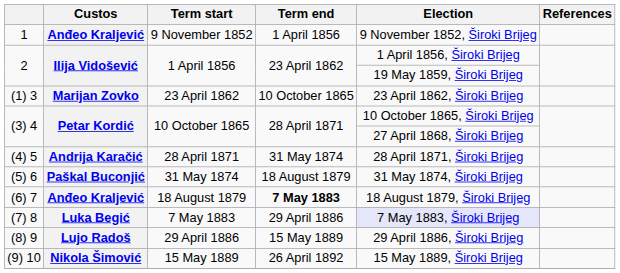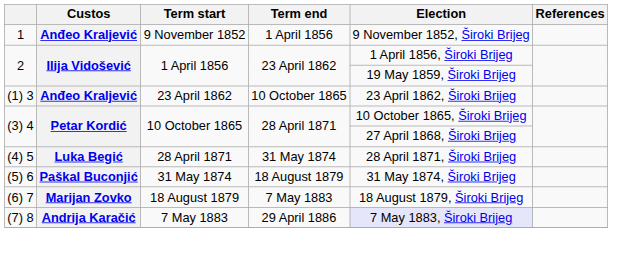(96, 95) Marijan Zovko -> (89, 95) Anđeo Kraljević
(96, 156) Andrija Karačić -> (89, 156) Luka Begić
(96, 197) Anđeo Kraljević -> (89, 197) Marijan Zovko
(306, 197) bold -> (299, 197) normal
(96, 217) Luka Begić -> (89, 217) Andrija Karačić
- row: (24, 237)
- row: (24, 258)
